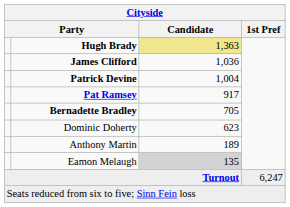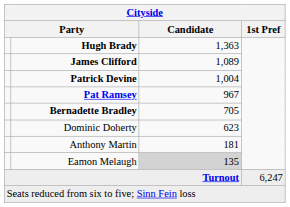(227, 45) khaki background -> (227, 45) no background
(227, 62) 1,036 -> (227, 62) 1,089
(231, 95) 917 -> (231, 95) 967
(231, 144) 189 -> (231, 144) 181
